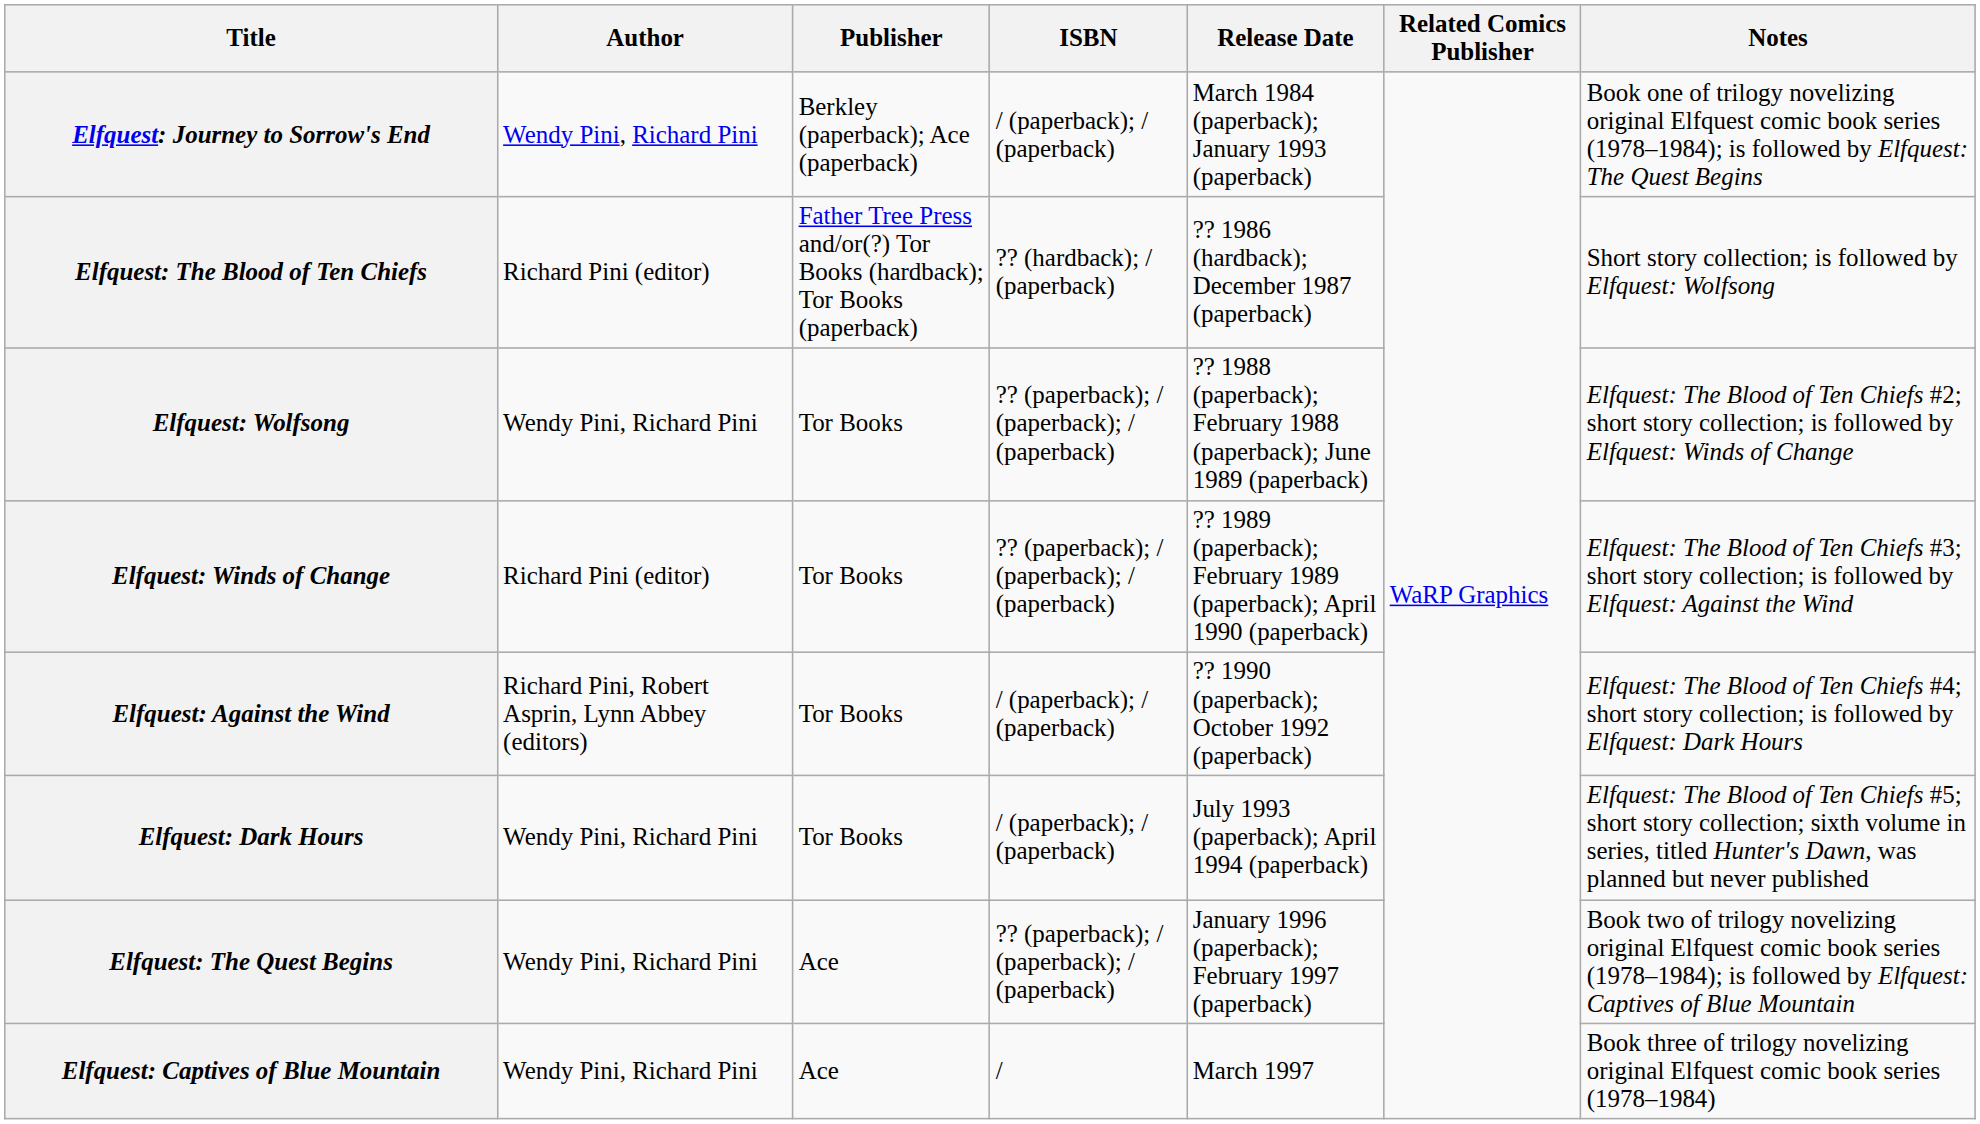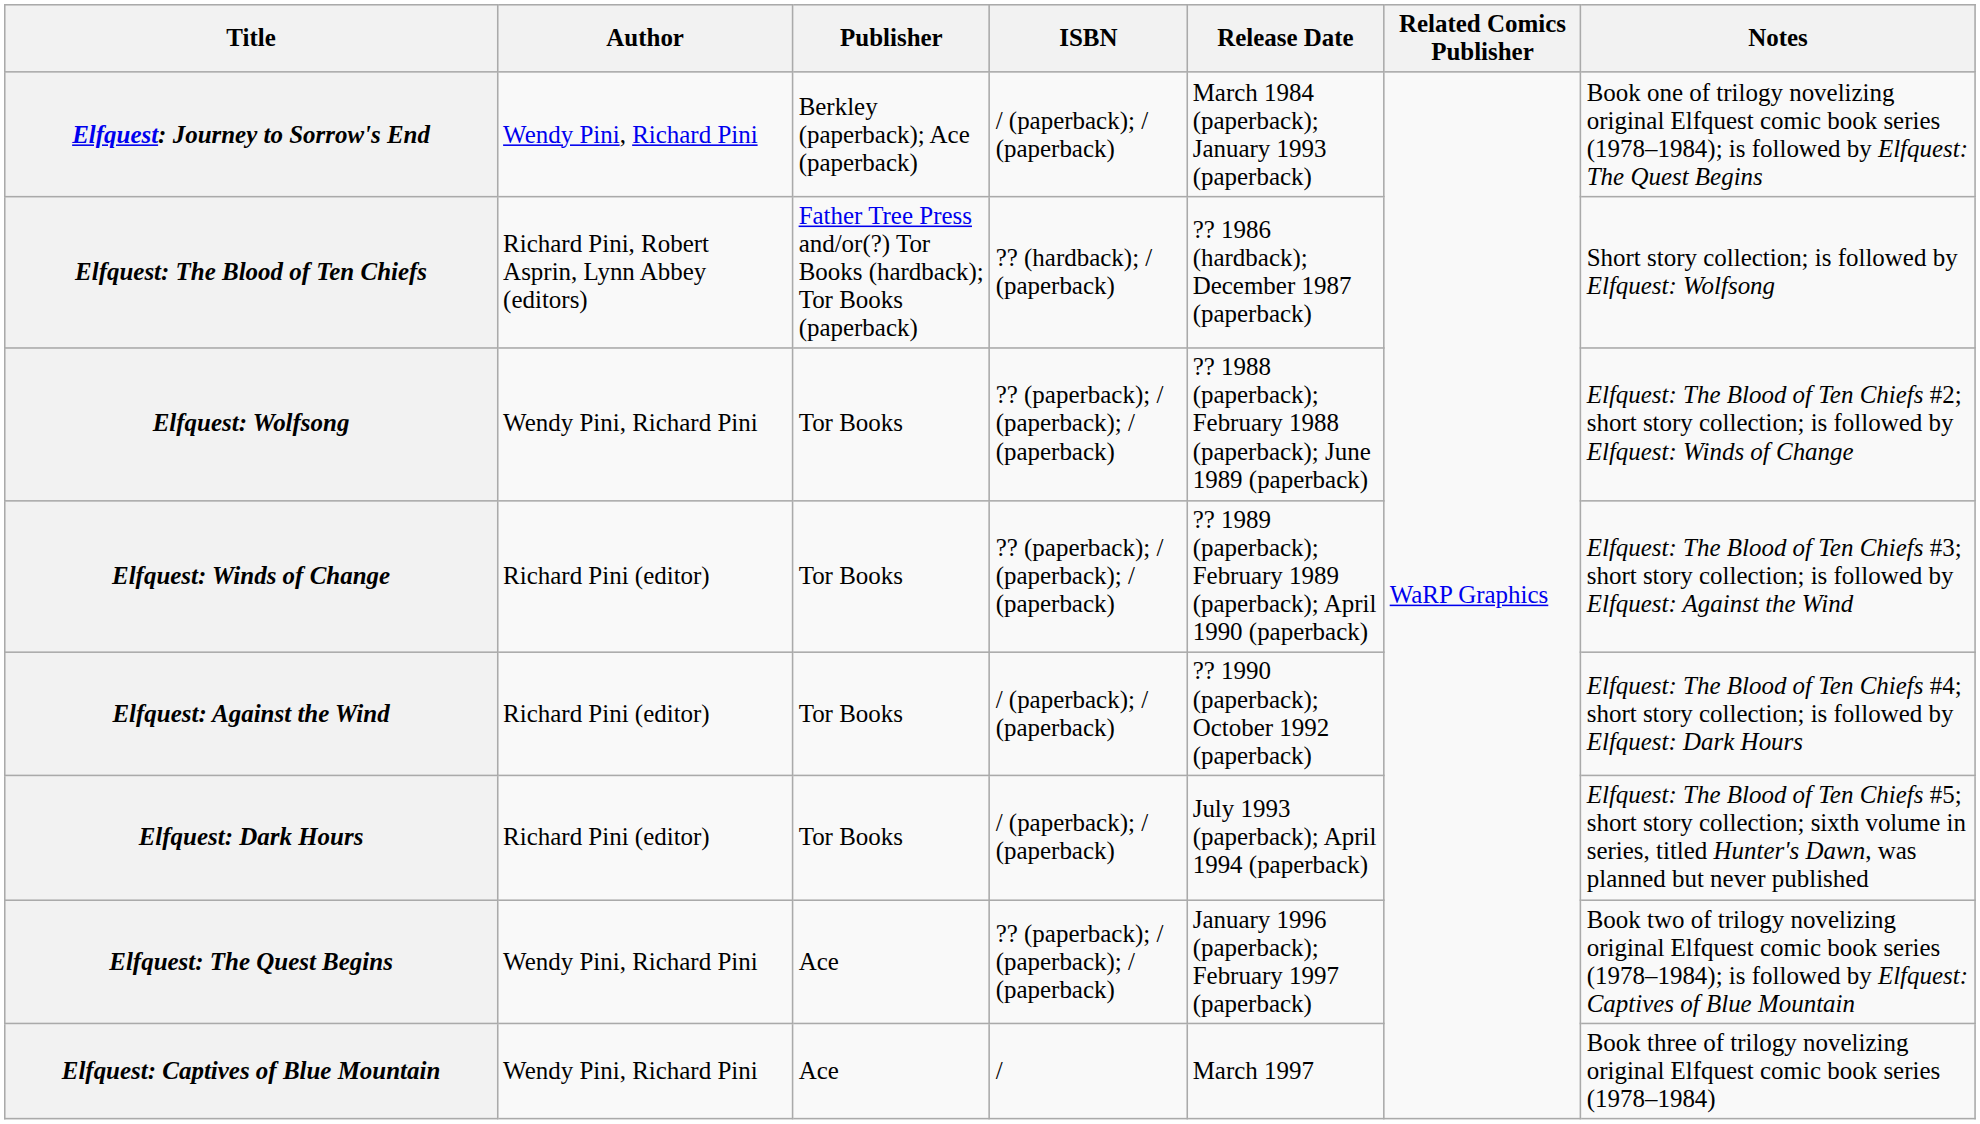(606, 271) Richard Pini (editor) -> (606, 271) Richard Pini, Robert Asprin, Lynn Abbey (editors)
(606, 713) Richard Pini, Robert Asprin, Lynn Abbey (editors) -> (606, 713) Richard Pini (editor)
(630, 837) Wendy Pini, Richard Pini -> (606, 837) Richard Pini (editor)
